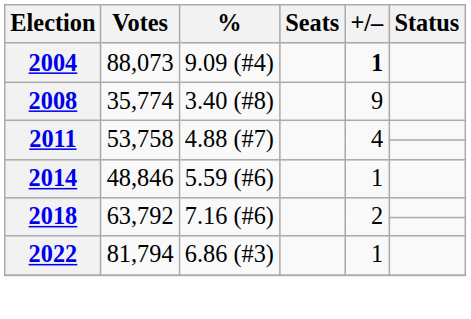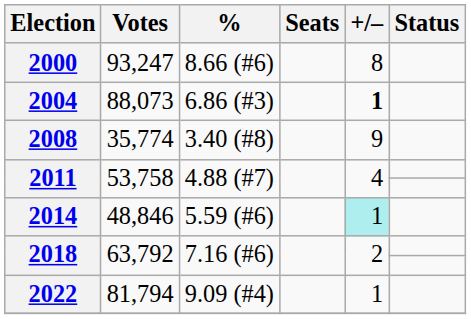+ row: (53, 62)
(229, 62) 9.09 (#4) -> (229, 100) 6.86 (#3)
(377, 178) no background -> (377, 216) paleturquoise background
(229, 255) 6.86 (#3) -> (229, 293) 9.09 (#4)
